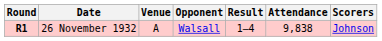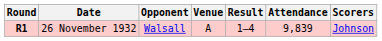columns swapped: (199, 12) <-> (156, 12)
(298, 29) 9,838 -> (298, 29) 9,839
